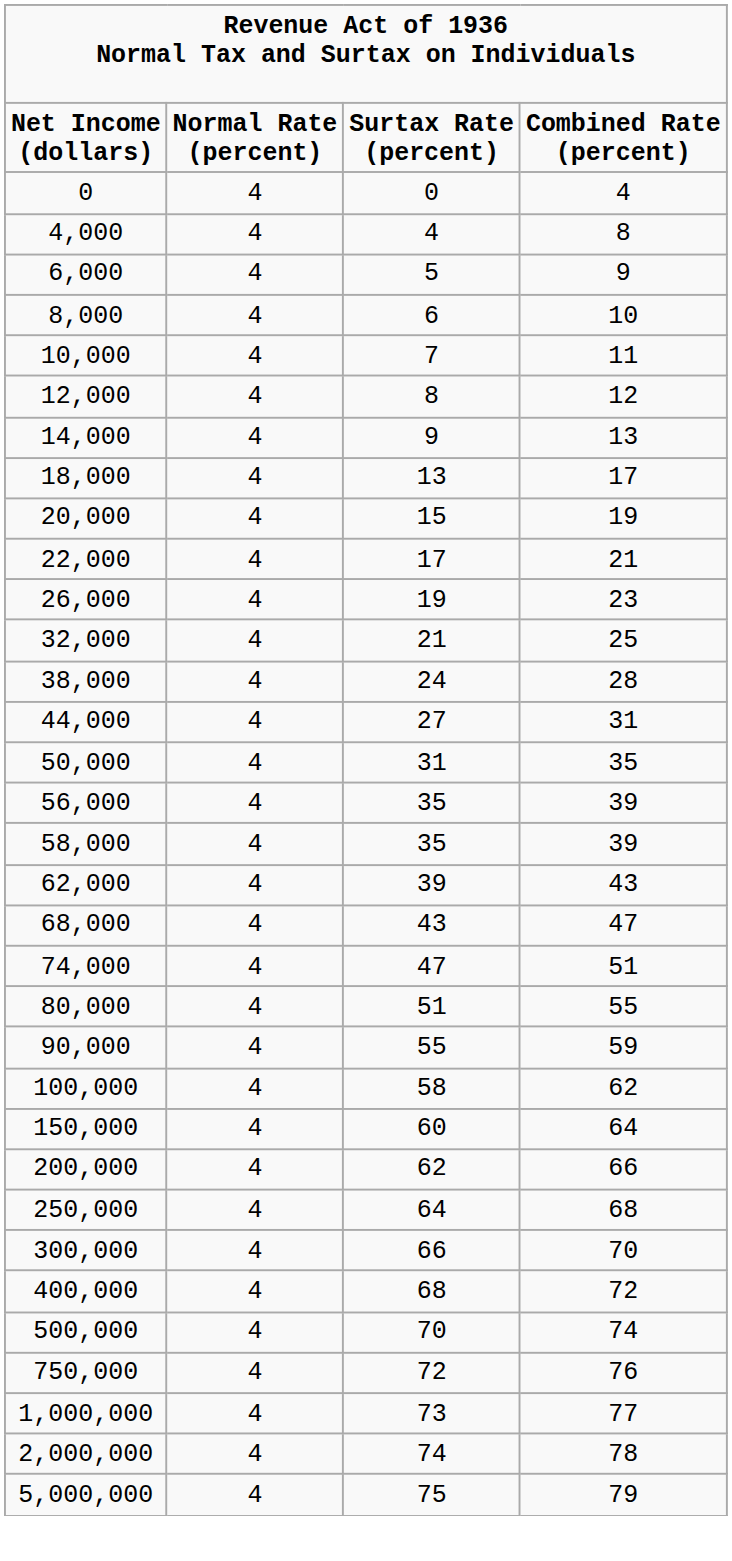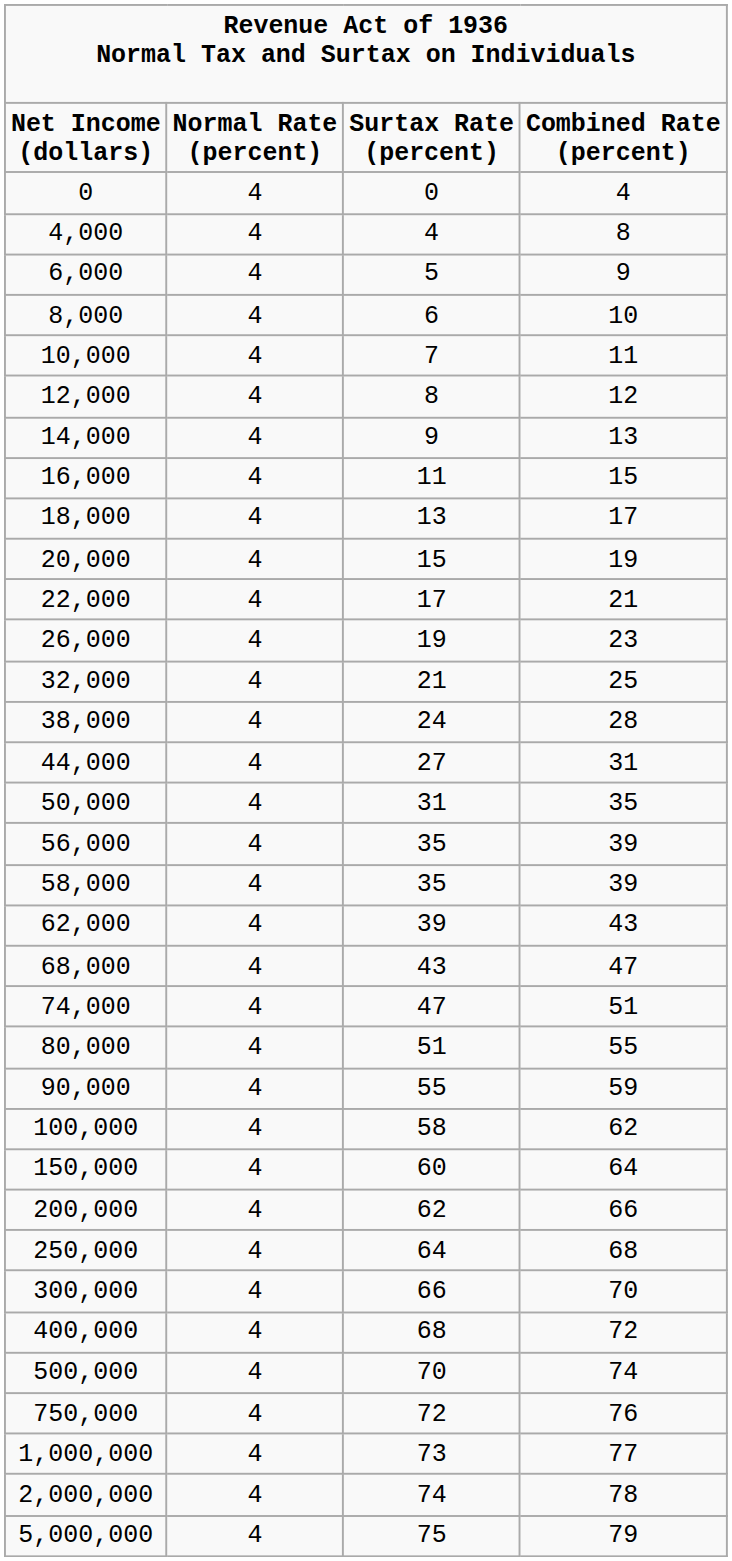+ row: (86, 478)
